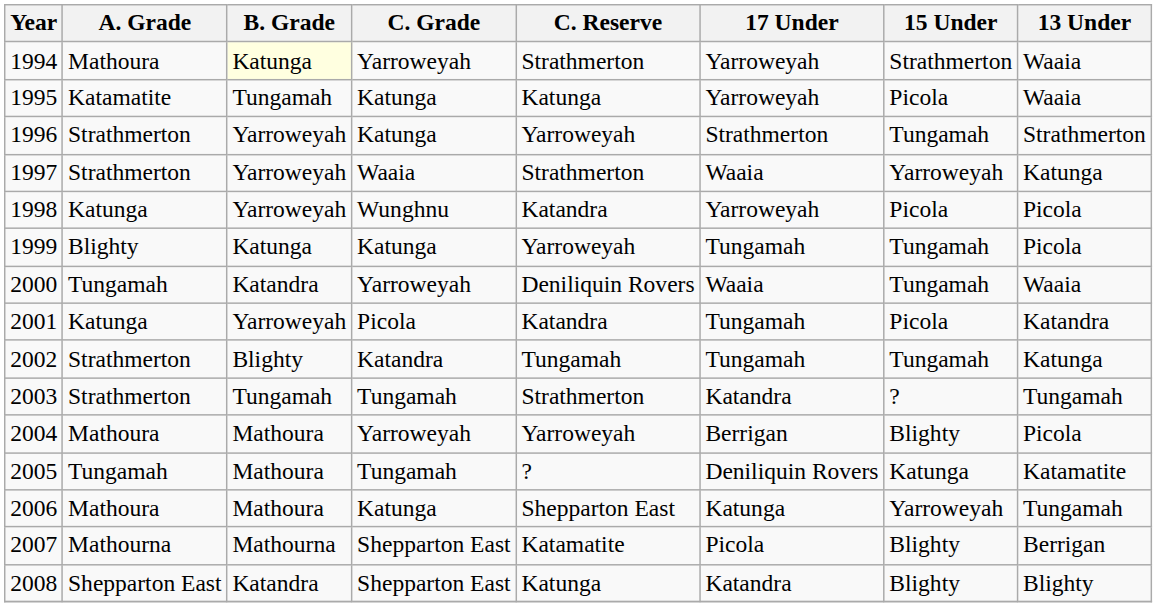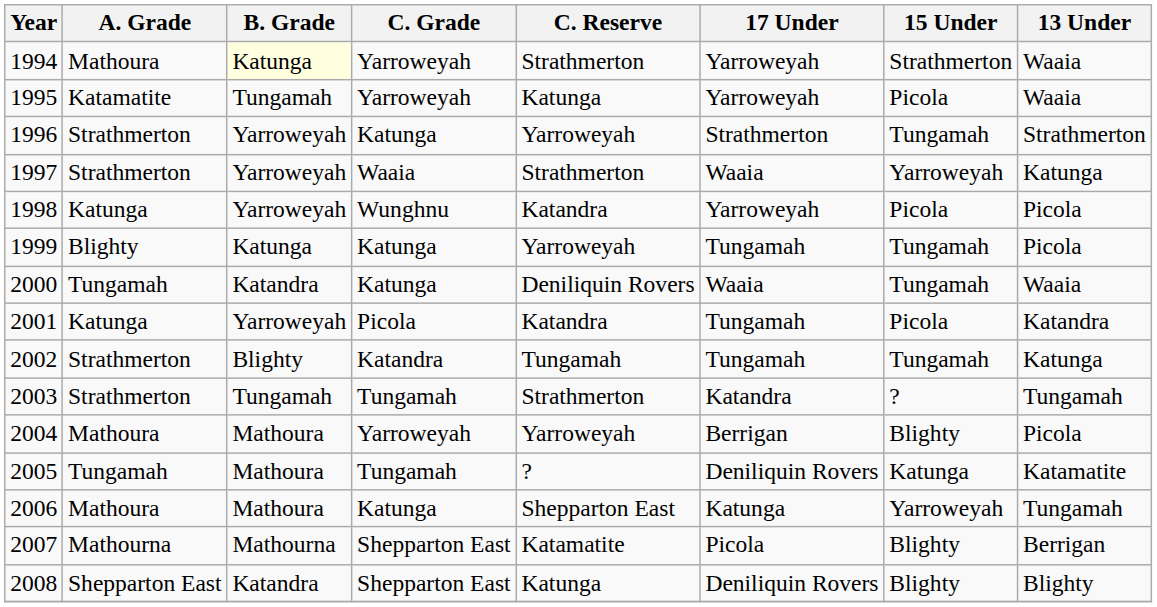(397, 97) Katunga -> (414, 97) Yarroweyah
(414, 284) Yarroweyah -> (397, 284) Katunga
(748, 582) Katandra -> (792, 582) Deniliquin Rovers
